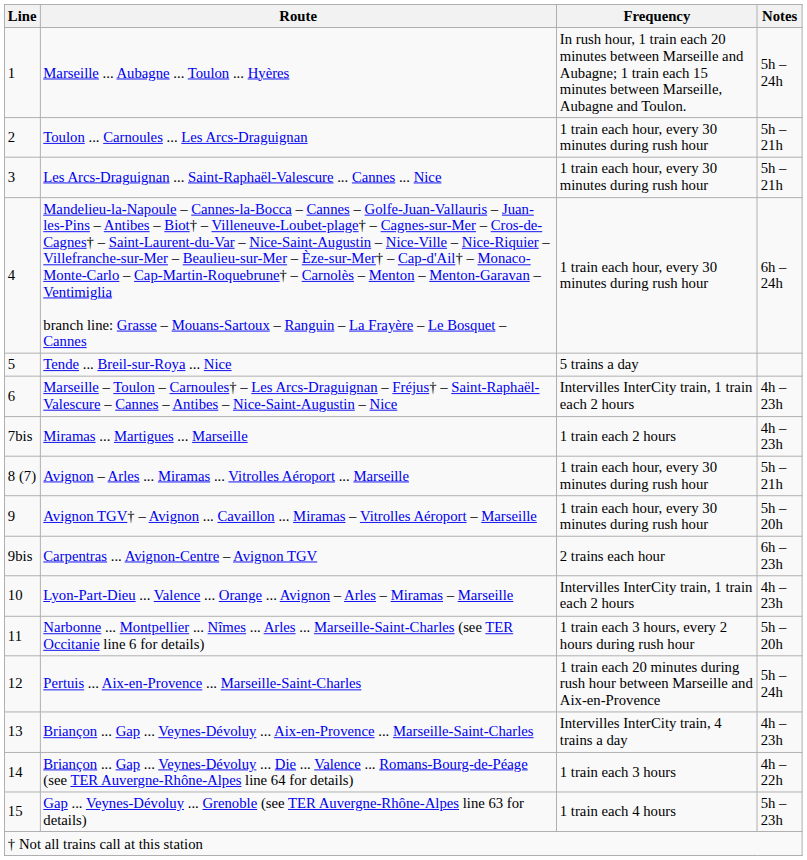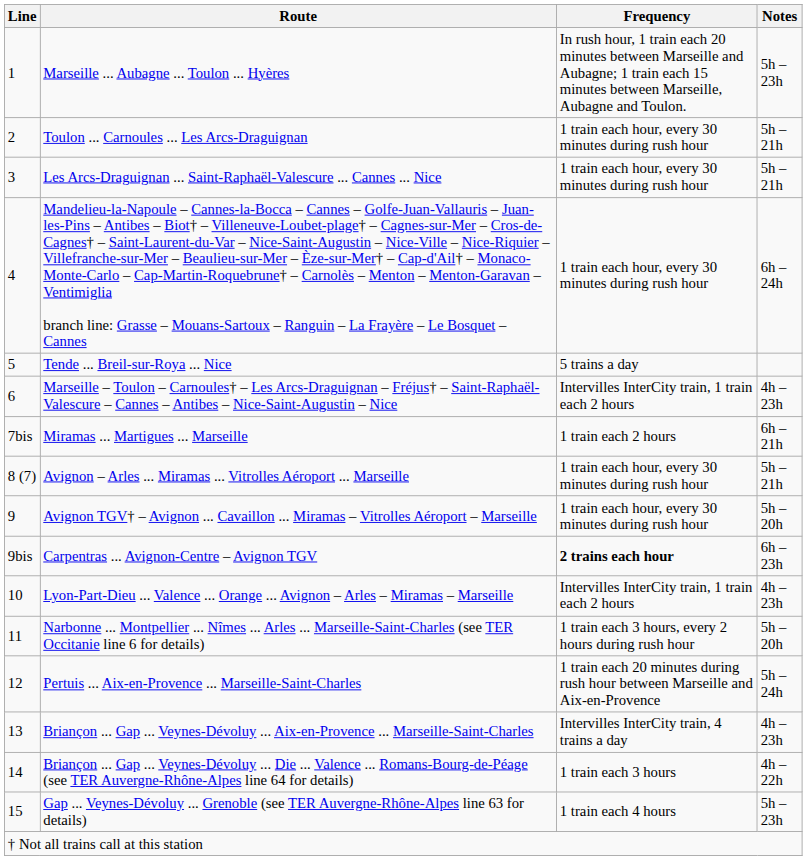(774, 72) 5h – 24h -> (774, 72) 5h – 23h
(774, 436) 4h – 23h -> (774, 436) 6h – 21h
(612, 555) normal -> (617, 555) bold
